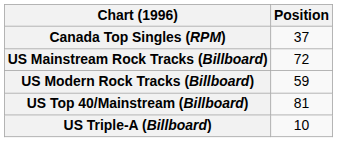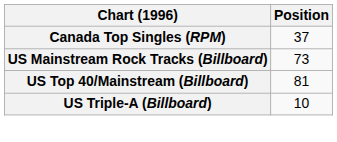(301, 59) 72 -> (301, 59) 73
- row: (138, 81)
